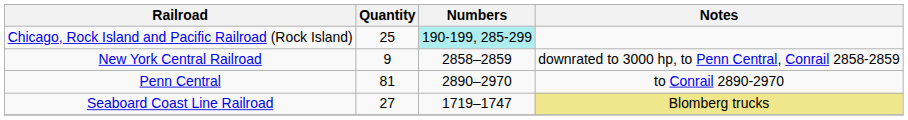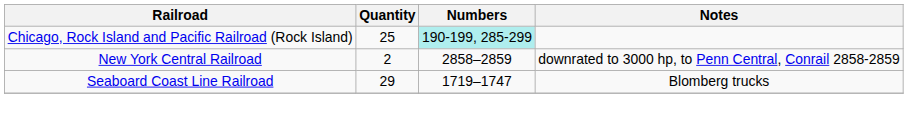(387, 59) 9 -> (387, 59) 2
- row: (180, 81)
(387, 103) 27 -> (387, 81) 29
(719, 103) khaki background -> (719, 81) no background
